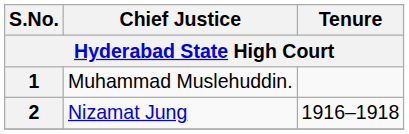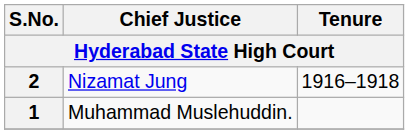rows swapped: (34, 81) <-> (34, 112)
